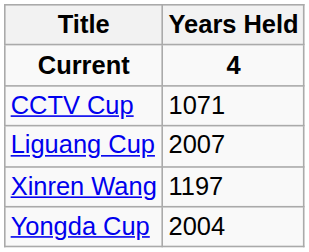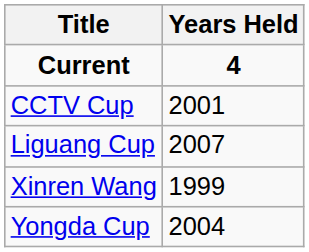(197, 105) 1071 -> (197, 105) 2001
(196, 186) 1197 -> (197, 186) 1999
